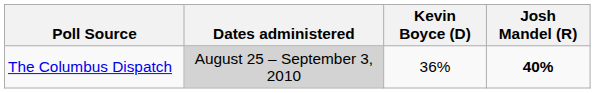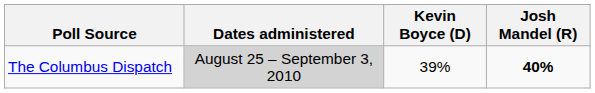(435, 66) 36% -> (435, 66) 39%
